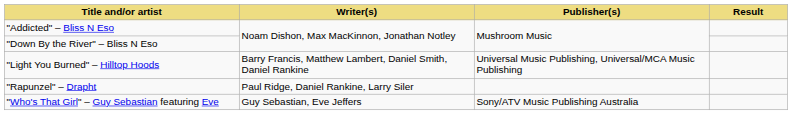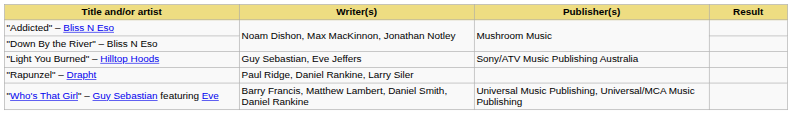(344, 65) Barry Francis, Matthew Lambert, Daniel Smith, Daniel Rankine -> (302, 59) Guy Sebastian, Eve Jeffers
(586, 65) Universal Music Publishing, Universal/MCA Music Publishing -> (557, 59) Sony/ATV Music Publishing Australia
(302, 102) Guy Sebastian, Eve Jeffers -> (344, 96) Barry Francis, Matthew Lambert, Daniel Smith, Daniel Rankine
(557, 102) Sony/ATV Music Publishing Australia -> (586, 96) Universal Music Publishing, Universal/MCA Music Publishing
